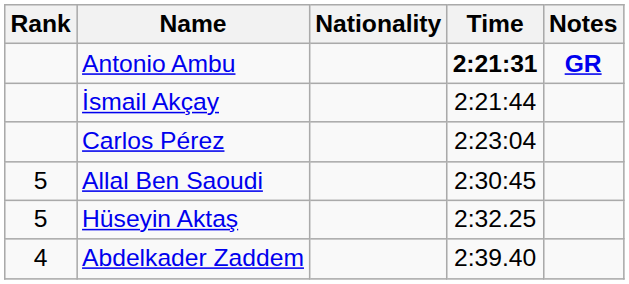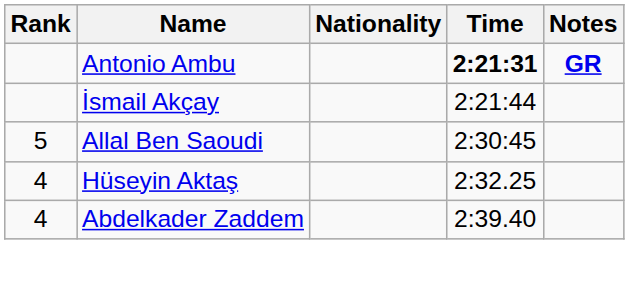- row: (153, 141)
(41, 219) 5 -> (41, 180) 4
